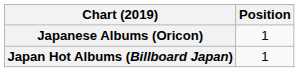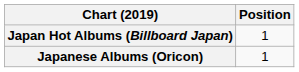rows swapped: (120, 35) <-> (120, 56)
